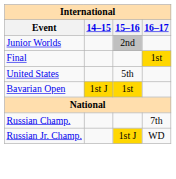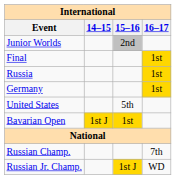+ row: (20, 74)
+ row: (25, 89)
